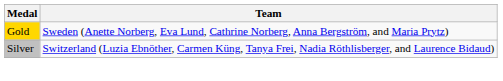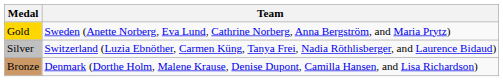+ row: (23, 66)
